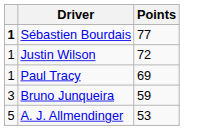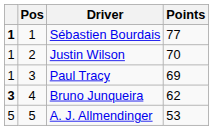+ column: (32, 15)
(144, 55) 72 -> (173, 55) 70
(11, 96) normal -> (11, 96) bold
(144, 96) 59 -> (173, 96) 62
